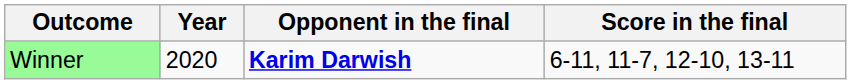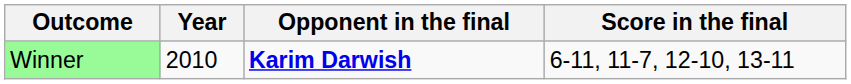(192, 59) 2020 -> (192, 59) 2010
